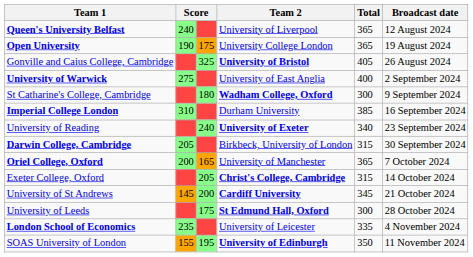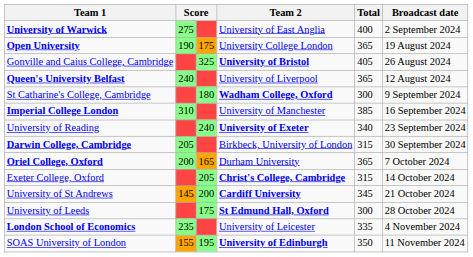rows swapped: (66, 29) <-> (57, 78)
(259, 111) Durham University -> (272, 111) University of Manchester
(272, 161) University of Manchester -> (259, 161) Durham University
